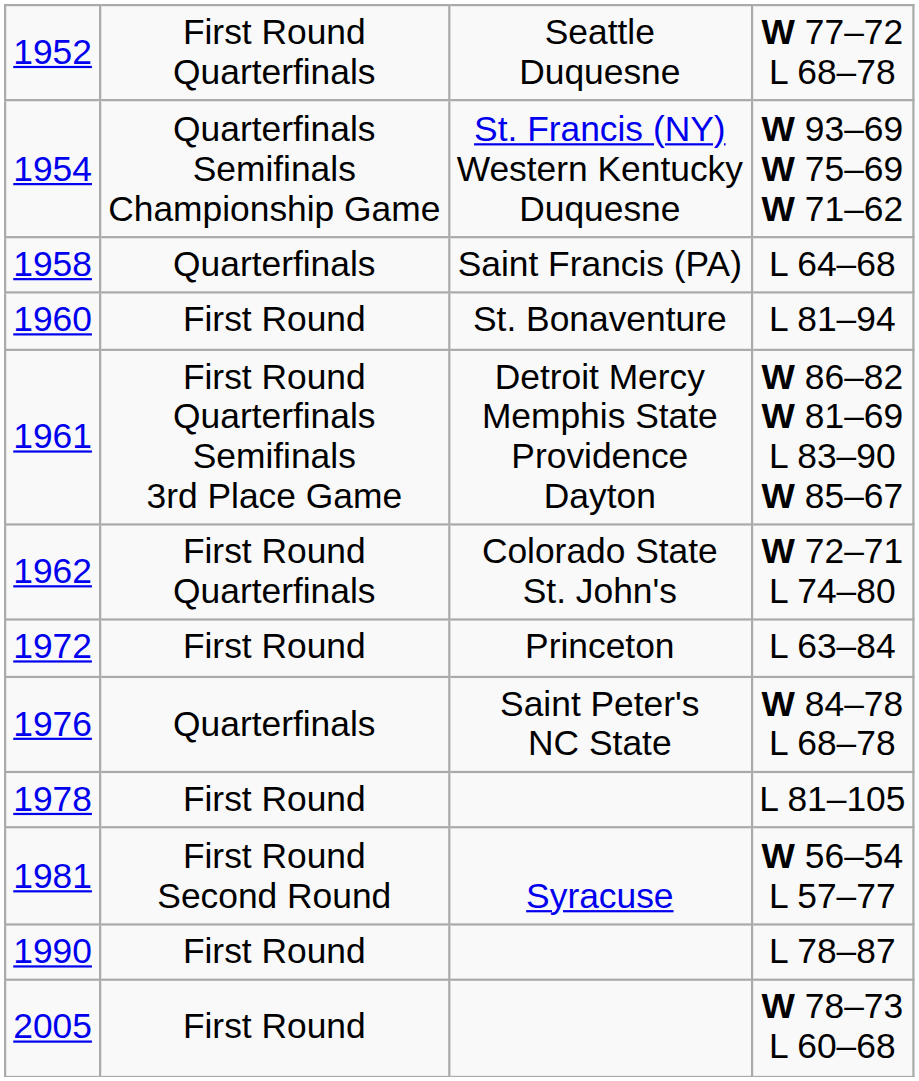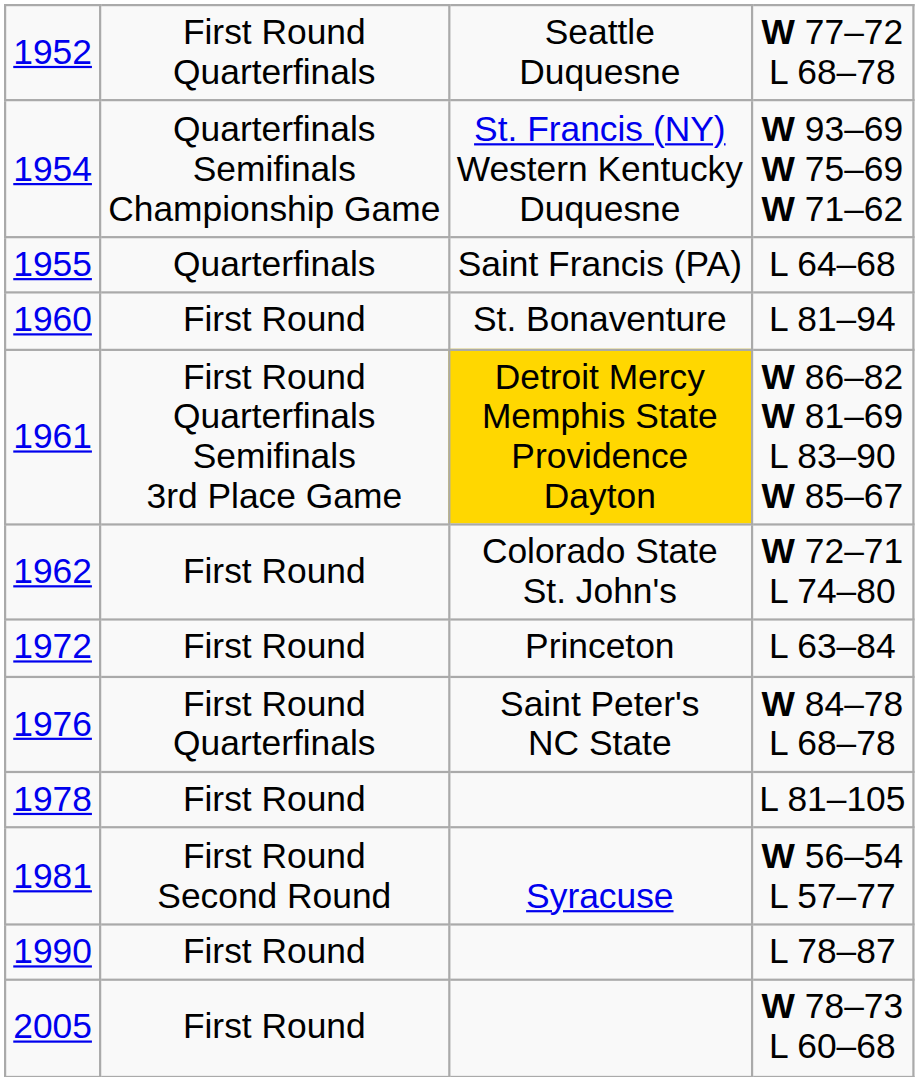(53, 264) 1958 -> (53, 264) 1955
(600, 435) no background -> (600, 435) gold background
(274, 571) First Round Quarterfinals -> (274, 571) First Round
(274, 723) Quarterfinals -> (274, 723) First Round Quarterfinals
